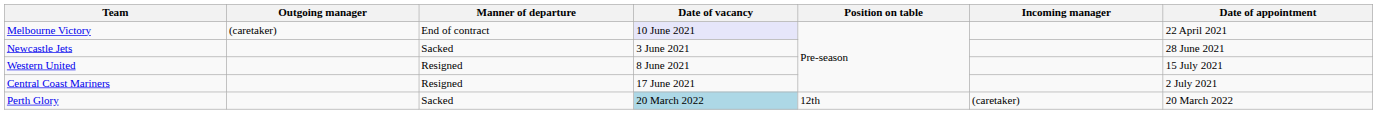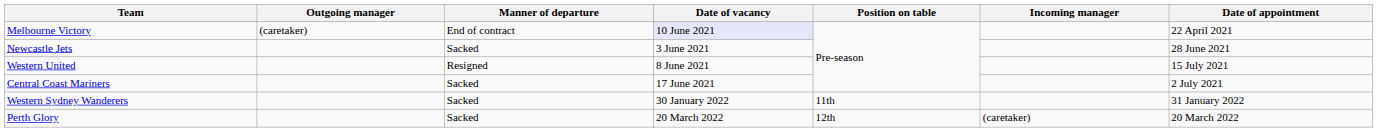(442, 83) Resigned -> (463, 83) Sacked
+ row: (68, 100)
(670, 100) lightblue background -> (690, 118) no background
